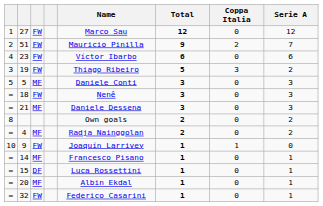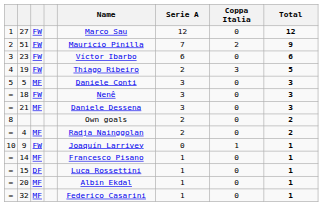columns swapped: (291, 15) <-> (182, 15)
(11, 57) 4 -> (11, 57) 3
(11, 70) 3 -> (11, 70) 4
(37, 196) FW -> (37, 196) MF
